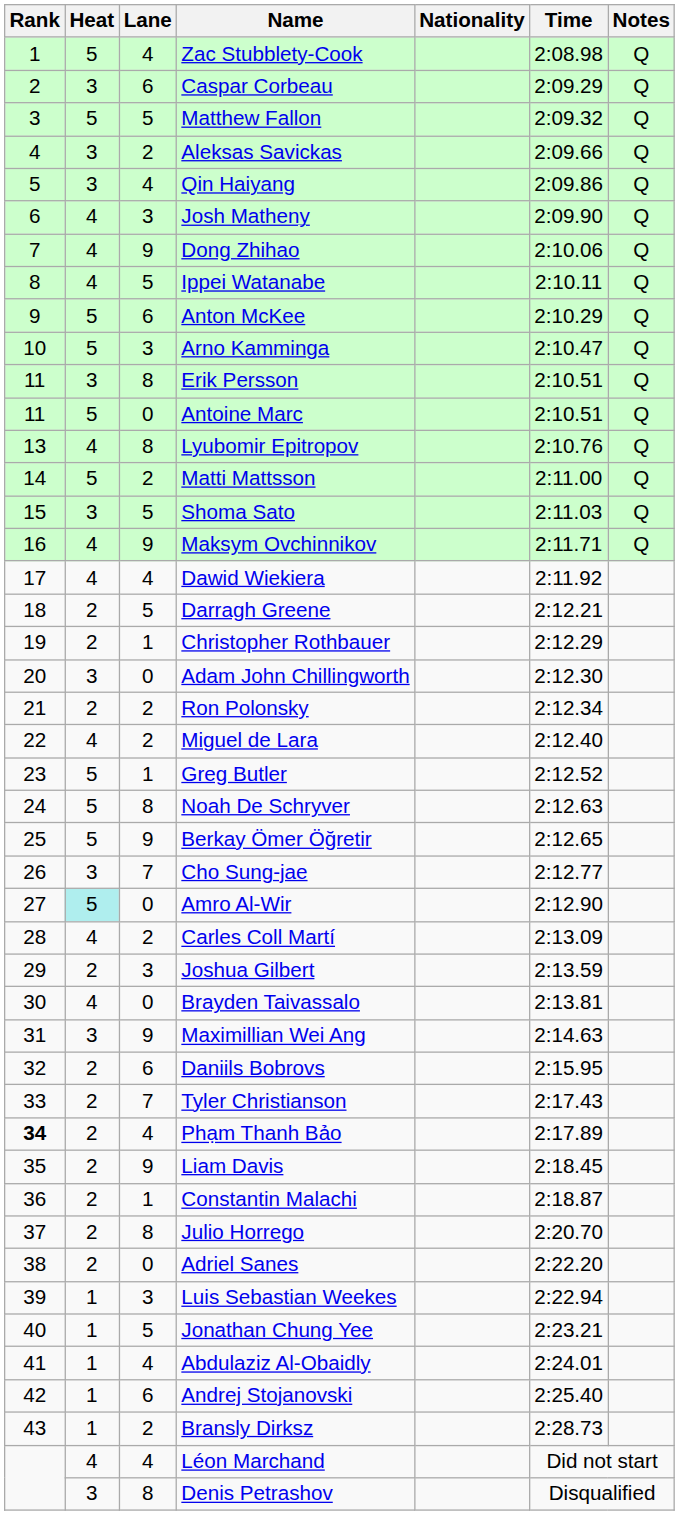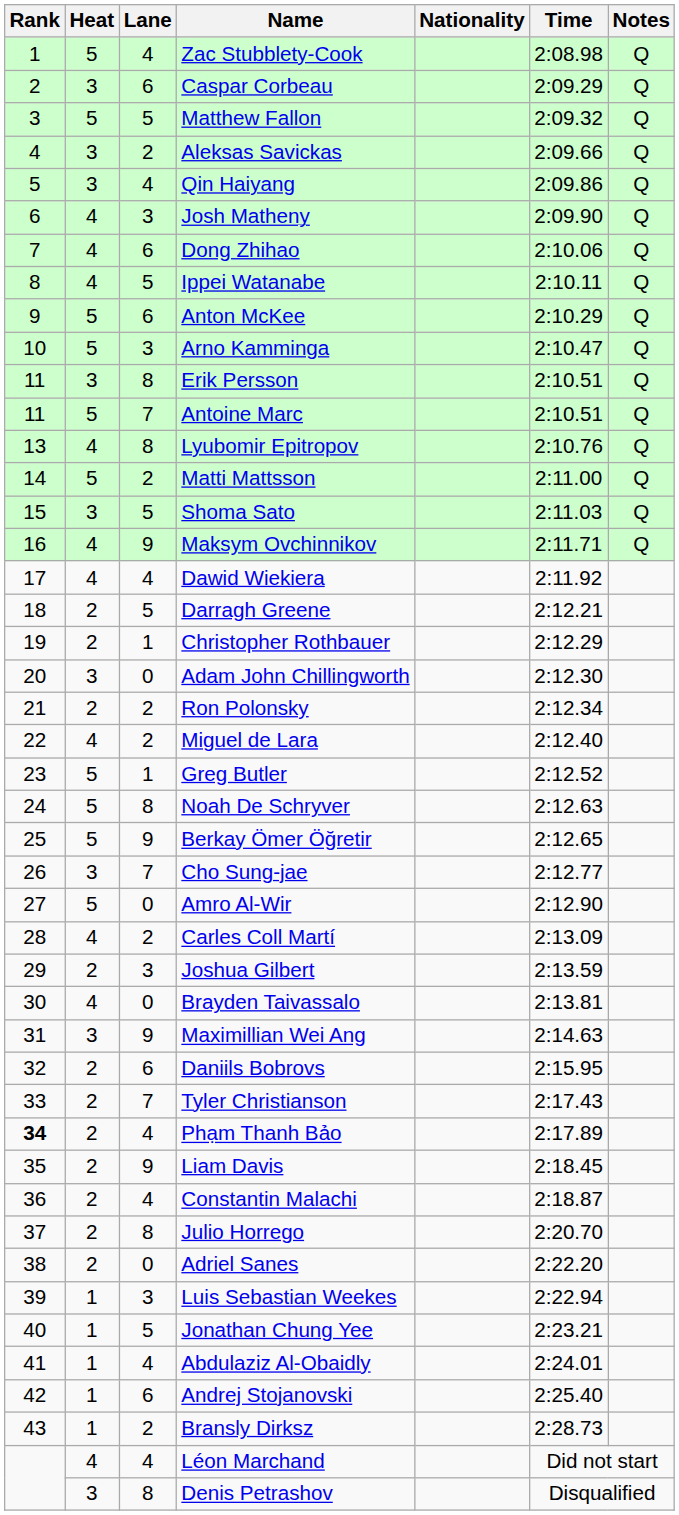(148, 250) 9 -> (148, 250) 6
(148, 413) 0 -> (148, 413) 7
(92, 904) paleturquoise background -> (92, 904) no background
(148, 1199) 1 -> (148, 1199) 4
